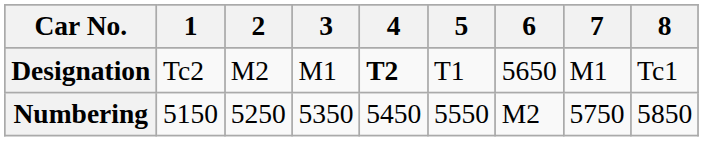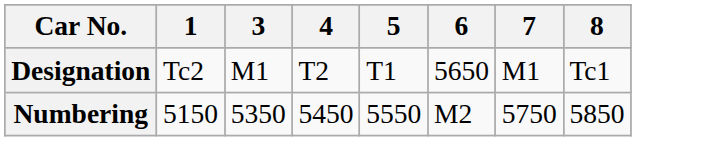- column: (258, 26)
(382, 69) bold -> (314, 69) normal
